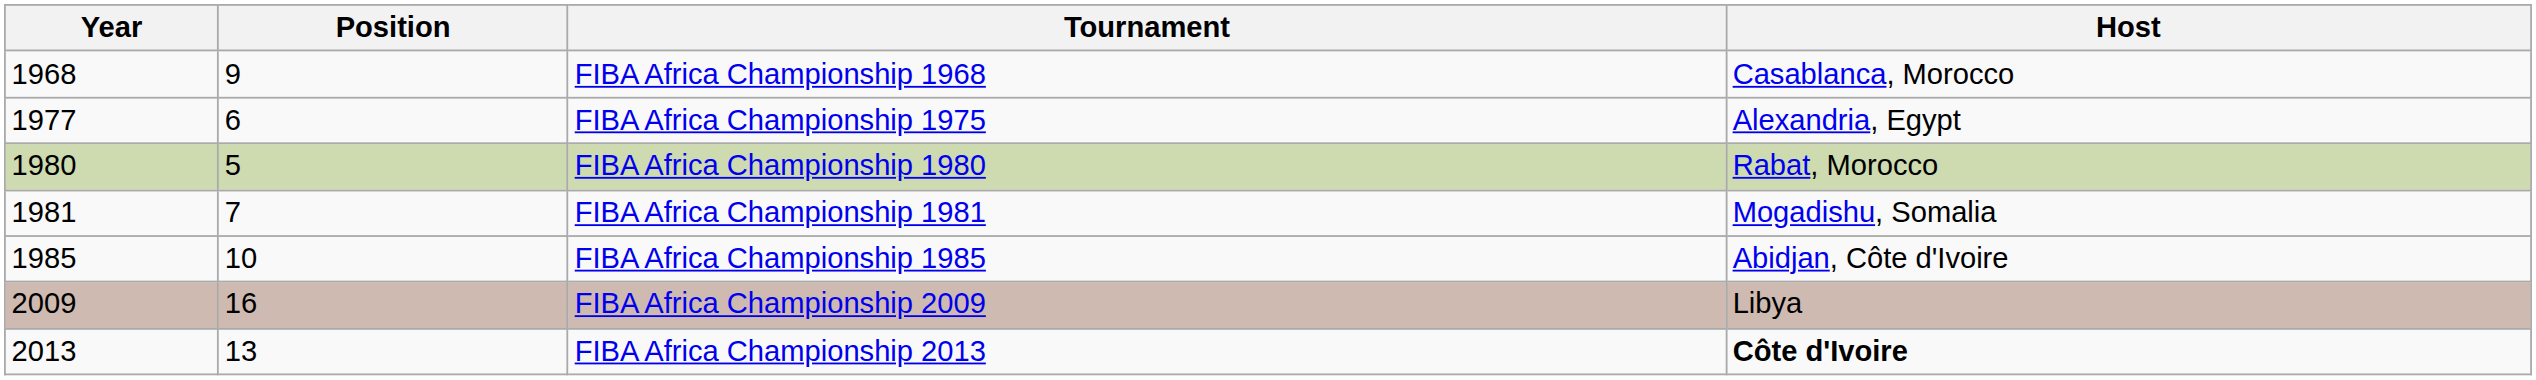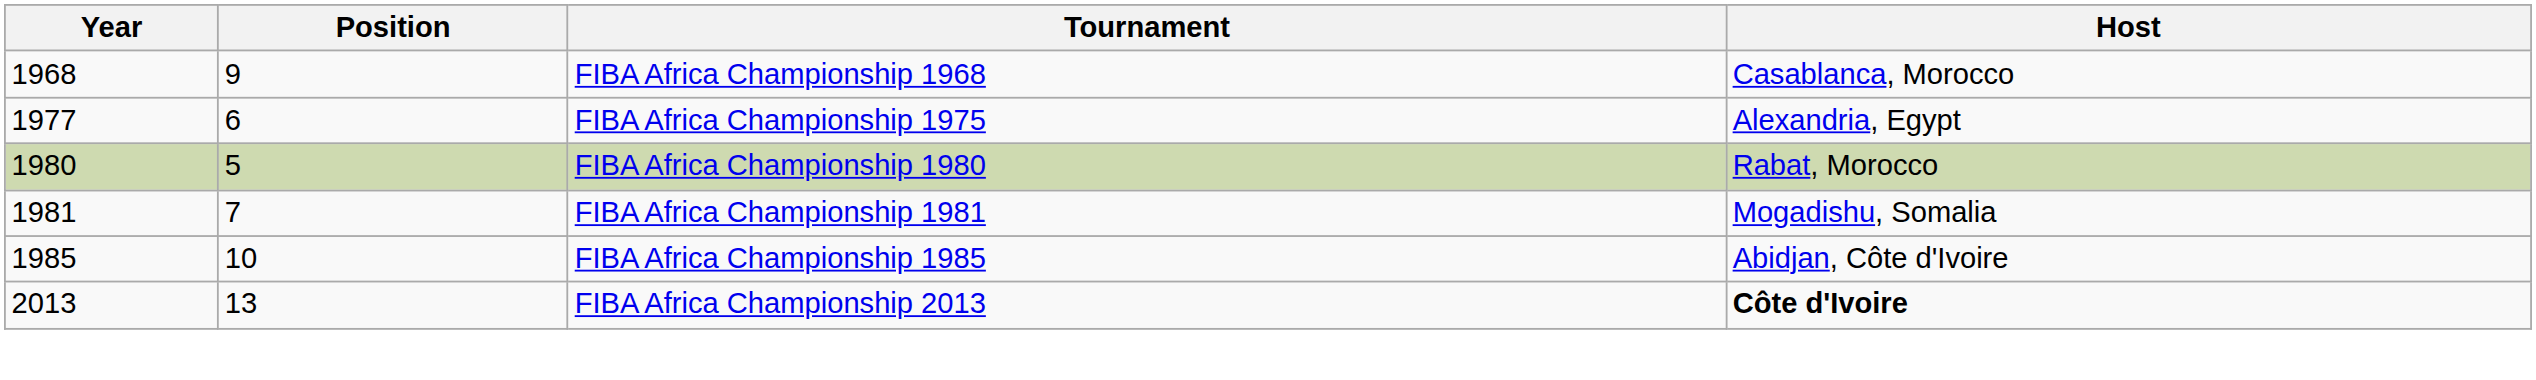- row: (780, 304)
